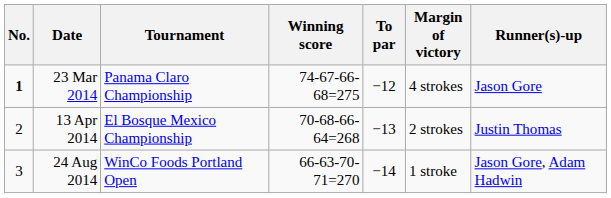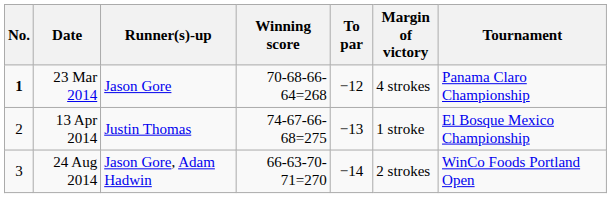columns swapped: (185, 34) <-> (539, 34)
(329, 86) 74-67-66-68=275 -> (297, 86) 70-68-66-64=268
(329, 129) 70-68-66-64=268 -> (297, 129) 74-67-66-68=275
(436, 129) 2 strokes -> (400, 129) 1 stroke
(433, 171) 1 stroke -> (403, 171) 2 strokes
